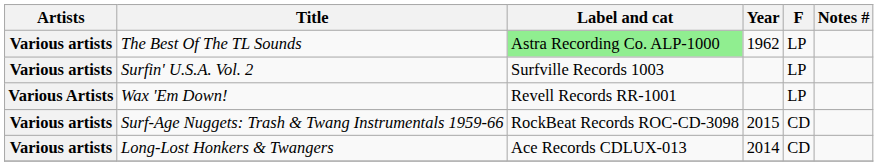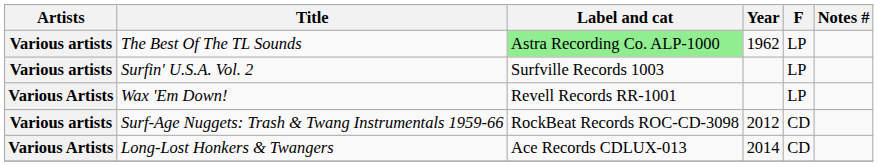(763, 122) 2015 -> (763, 122) 2012
(61, 148) Various artists -> (61, 148) Various Artists
